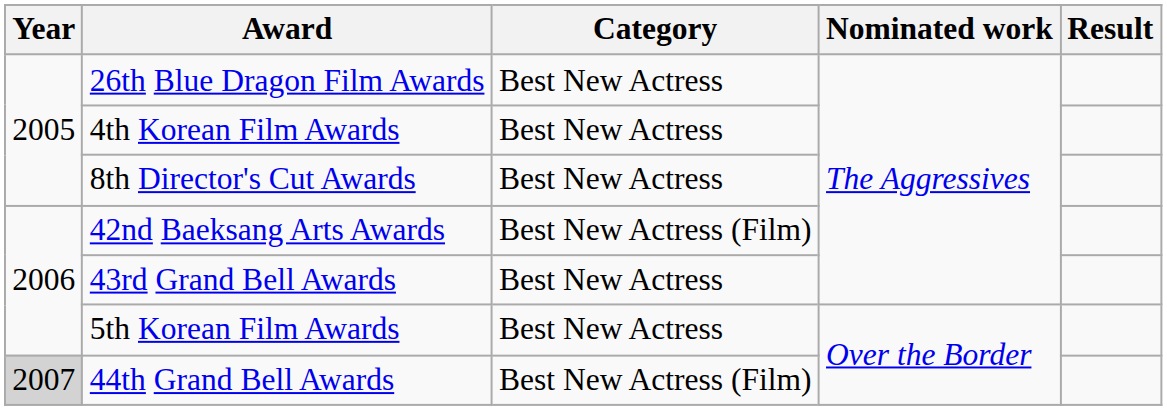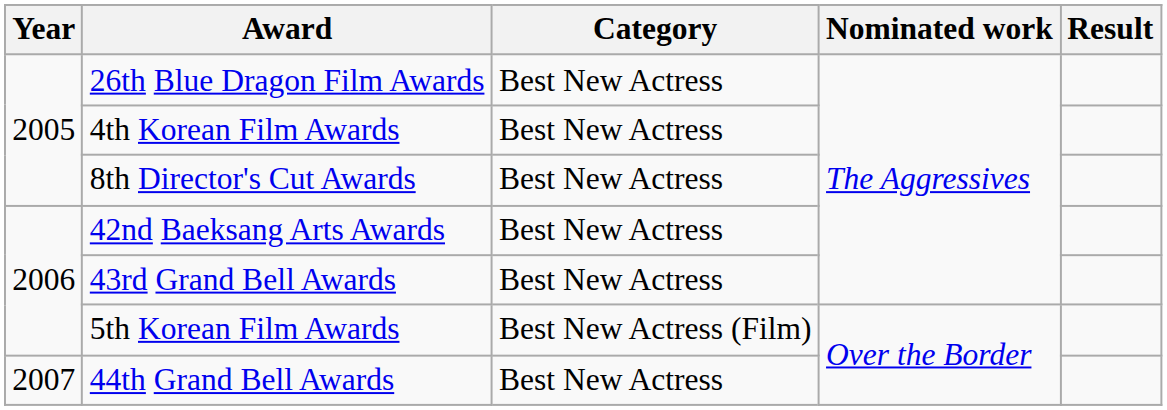(655, 229) Best New Actress (Film) -> (611, 229) Best New Actress
(611, 329) Best New Actress -> (655, 329) Best New Actress (Film)
(44, 379) lightgrey background -> (44, 379) no background
(655, 379) Best New Actress (Film) -> (611, 379) Best New Actress
